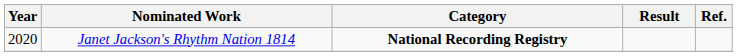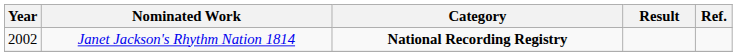(23, 39) 2020 -> (23, 39) 2002
